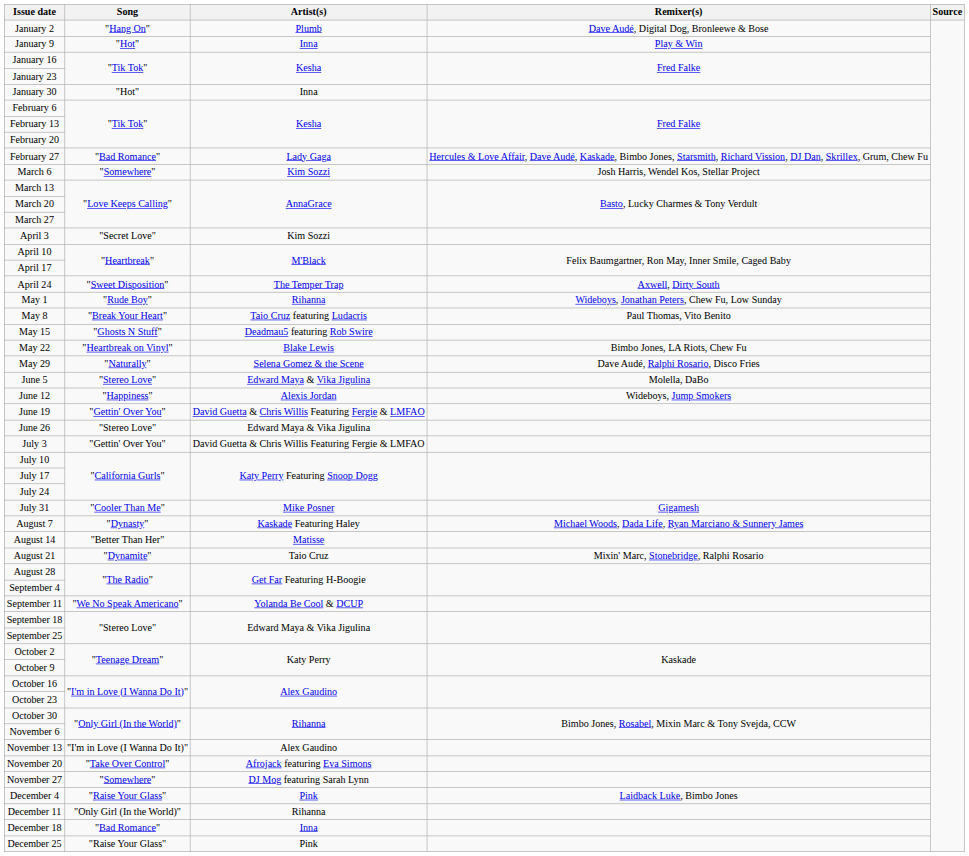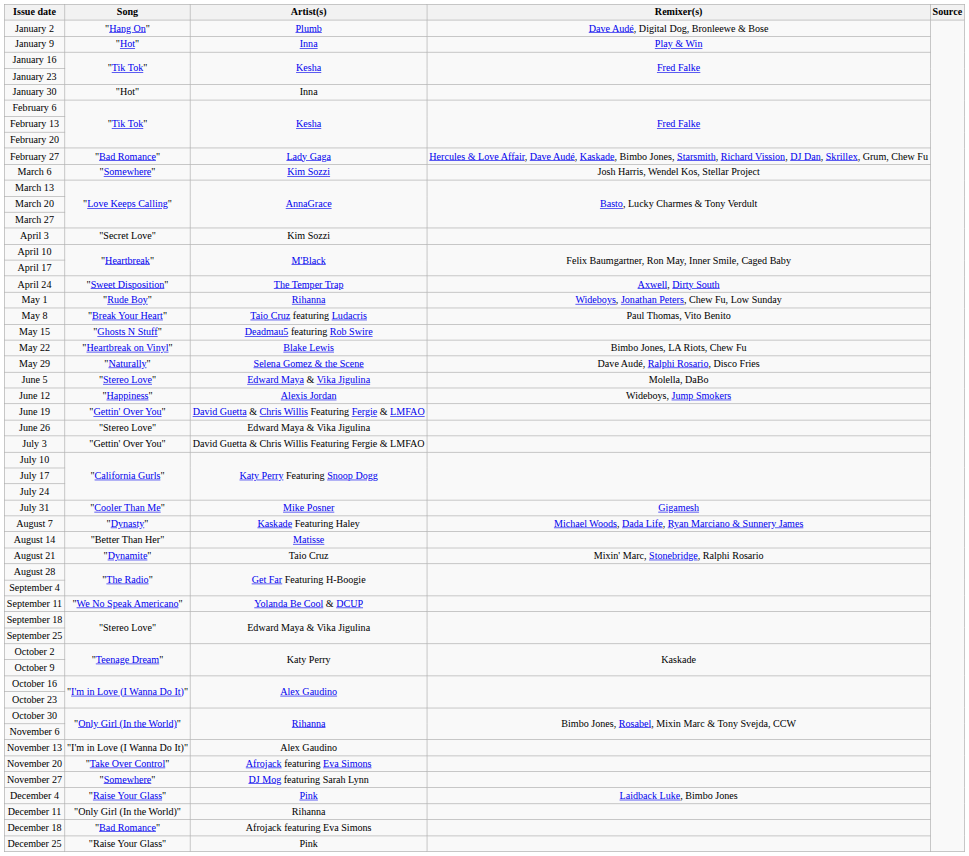(309, 827) Inna -> (309, 827) Afrojack featuring Eva Simons
